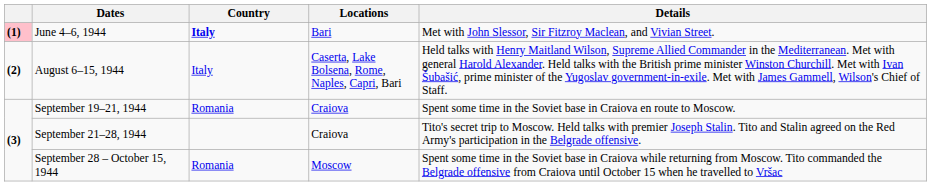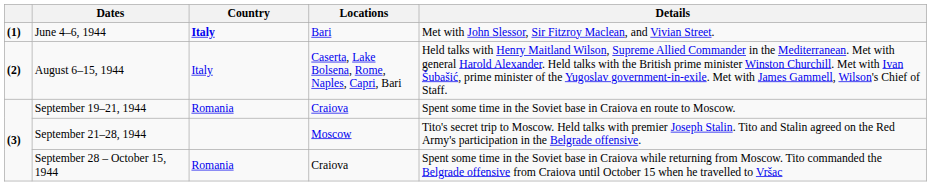(14, 32) pink background -> (14, 32) no background
(330, 133) Craiova -> (331, 133) Moscow
(331, 165) Moscow -> (330, 165) Craiova
